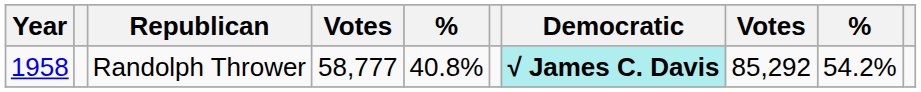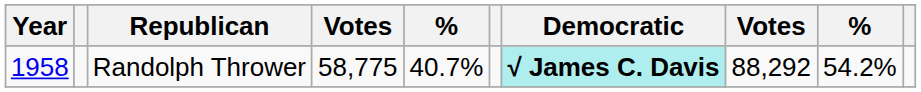(358, 67) 58,777 -> (358, 67) 58,775
(446, 67) 40.8% -> (446, 67) 40.7%
(771, 67) 85,292 -> (771, 67) 88,292
